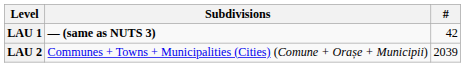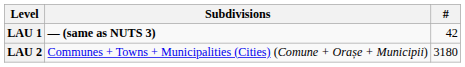(446, 52) 2039 -> (446, 52) 3180
